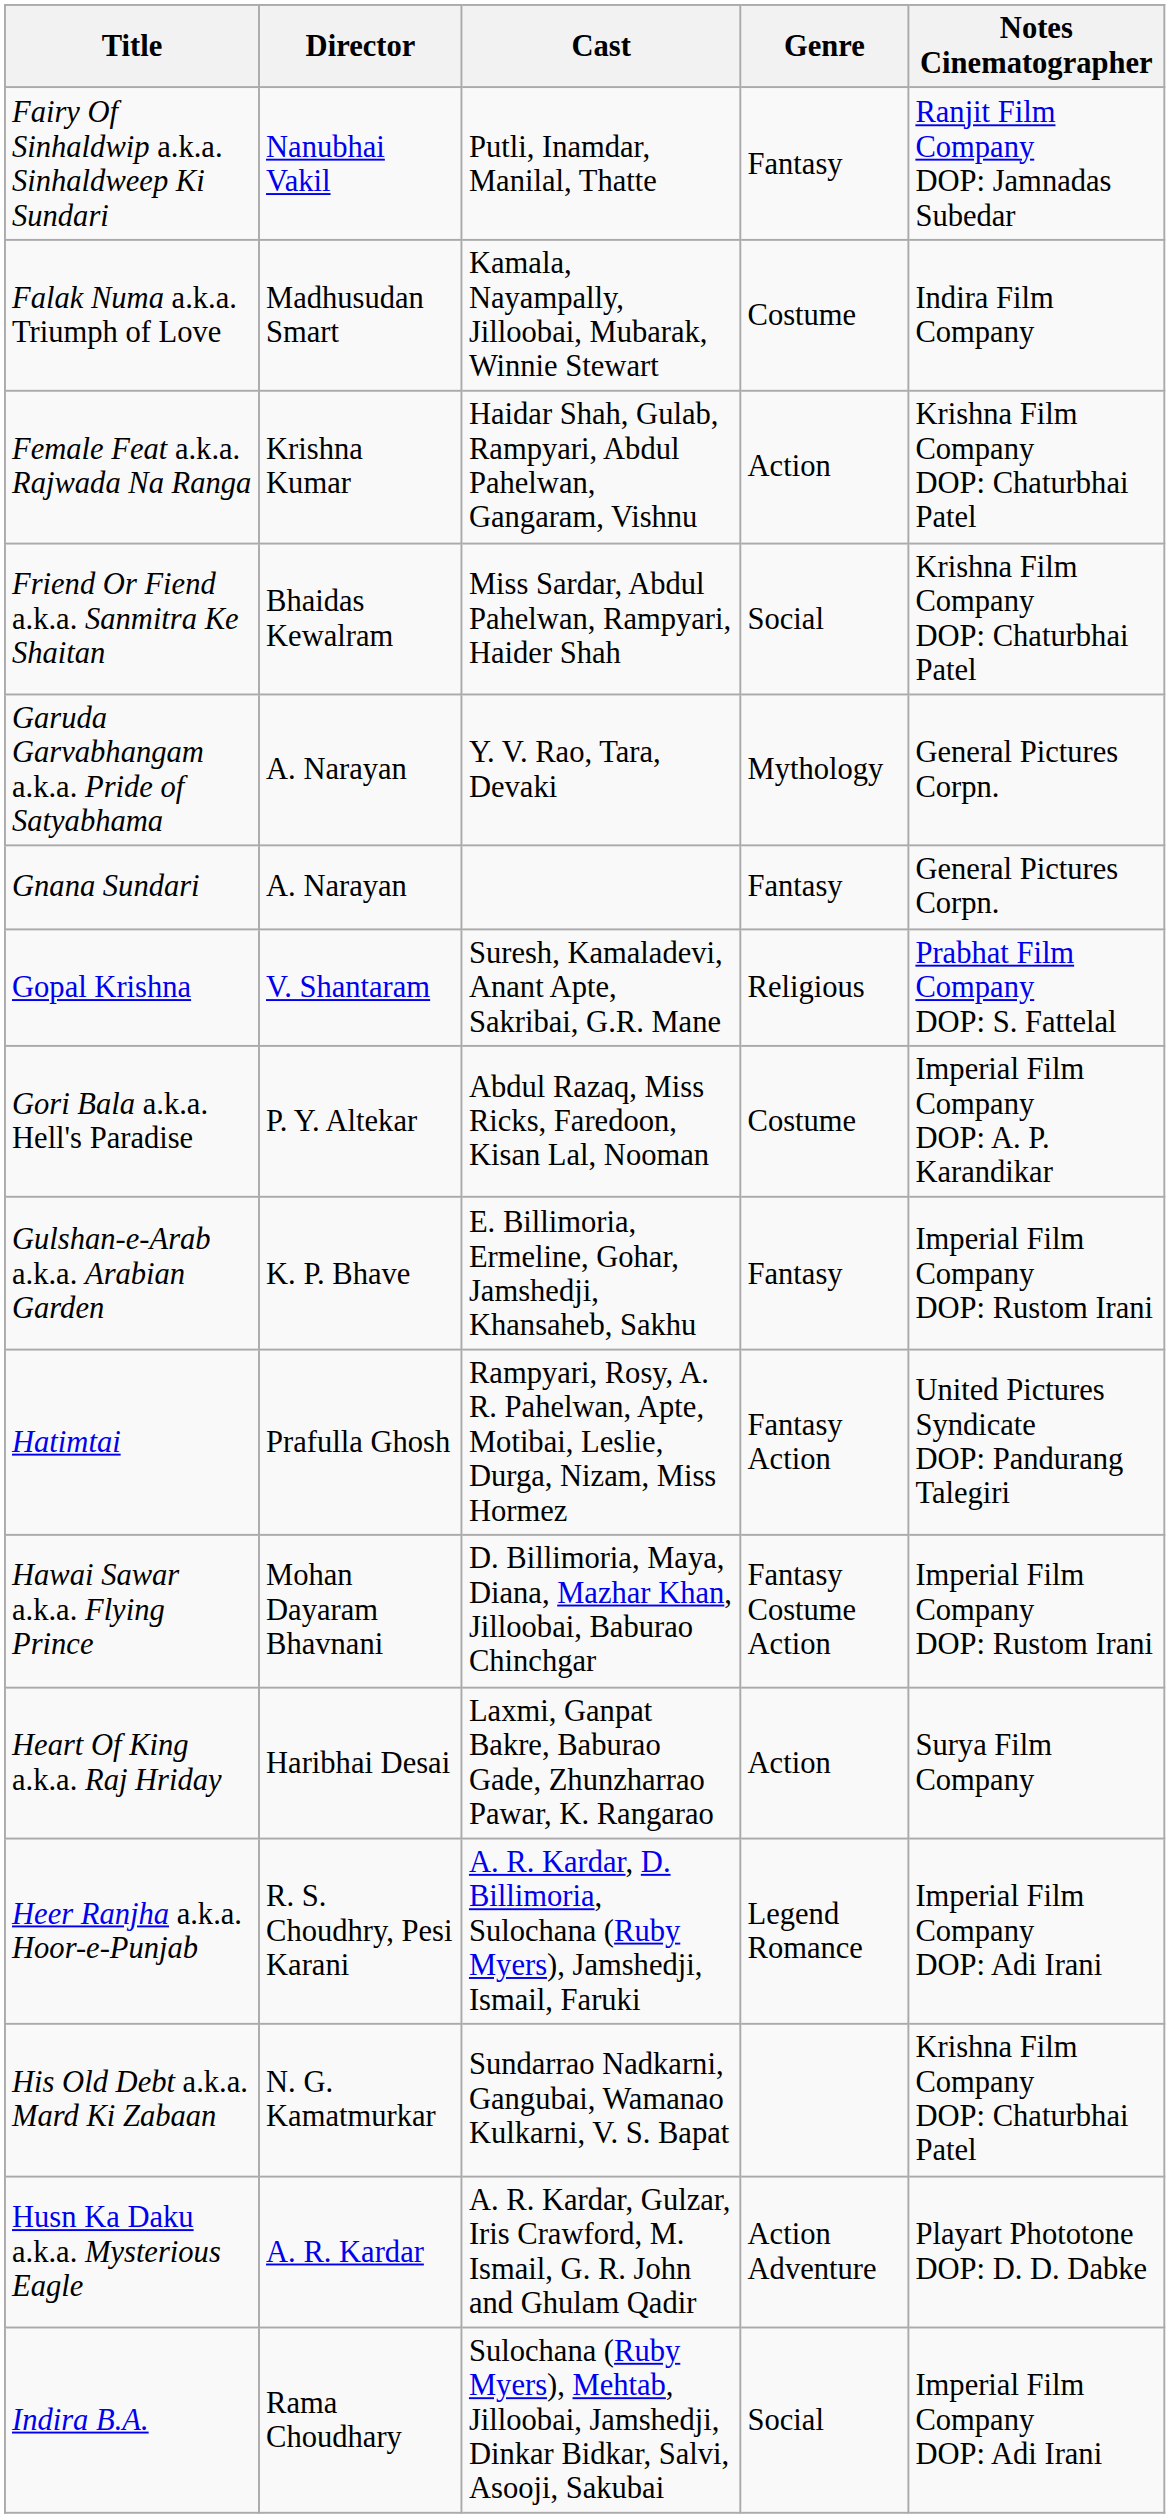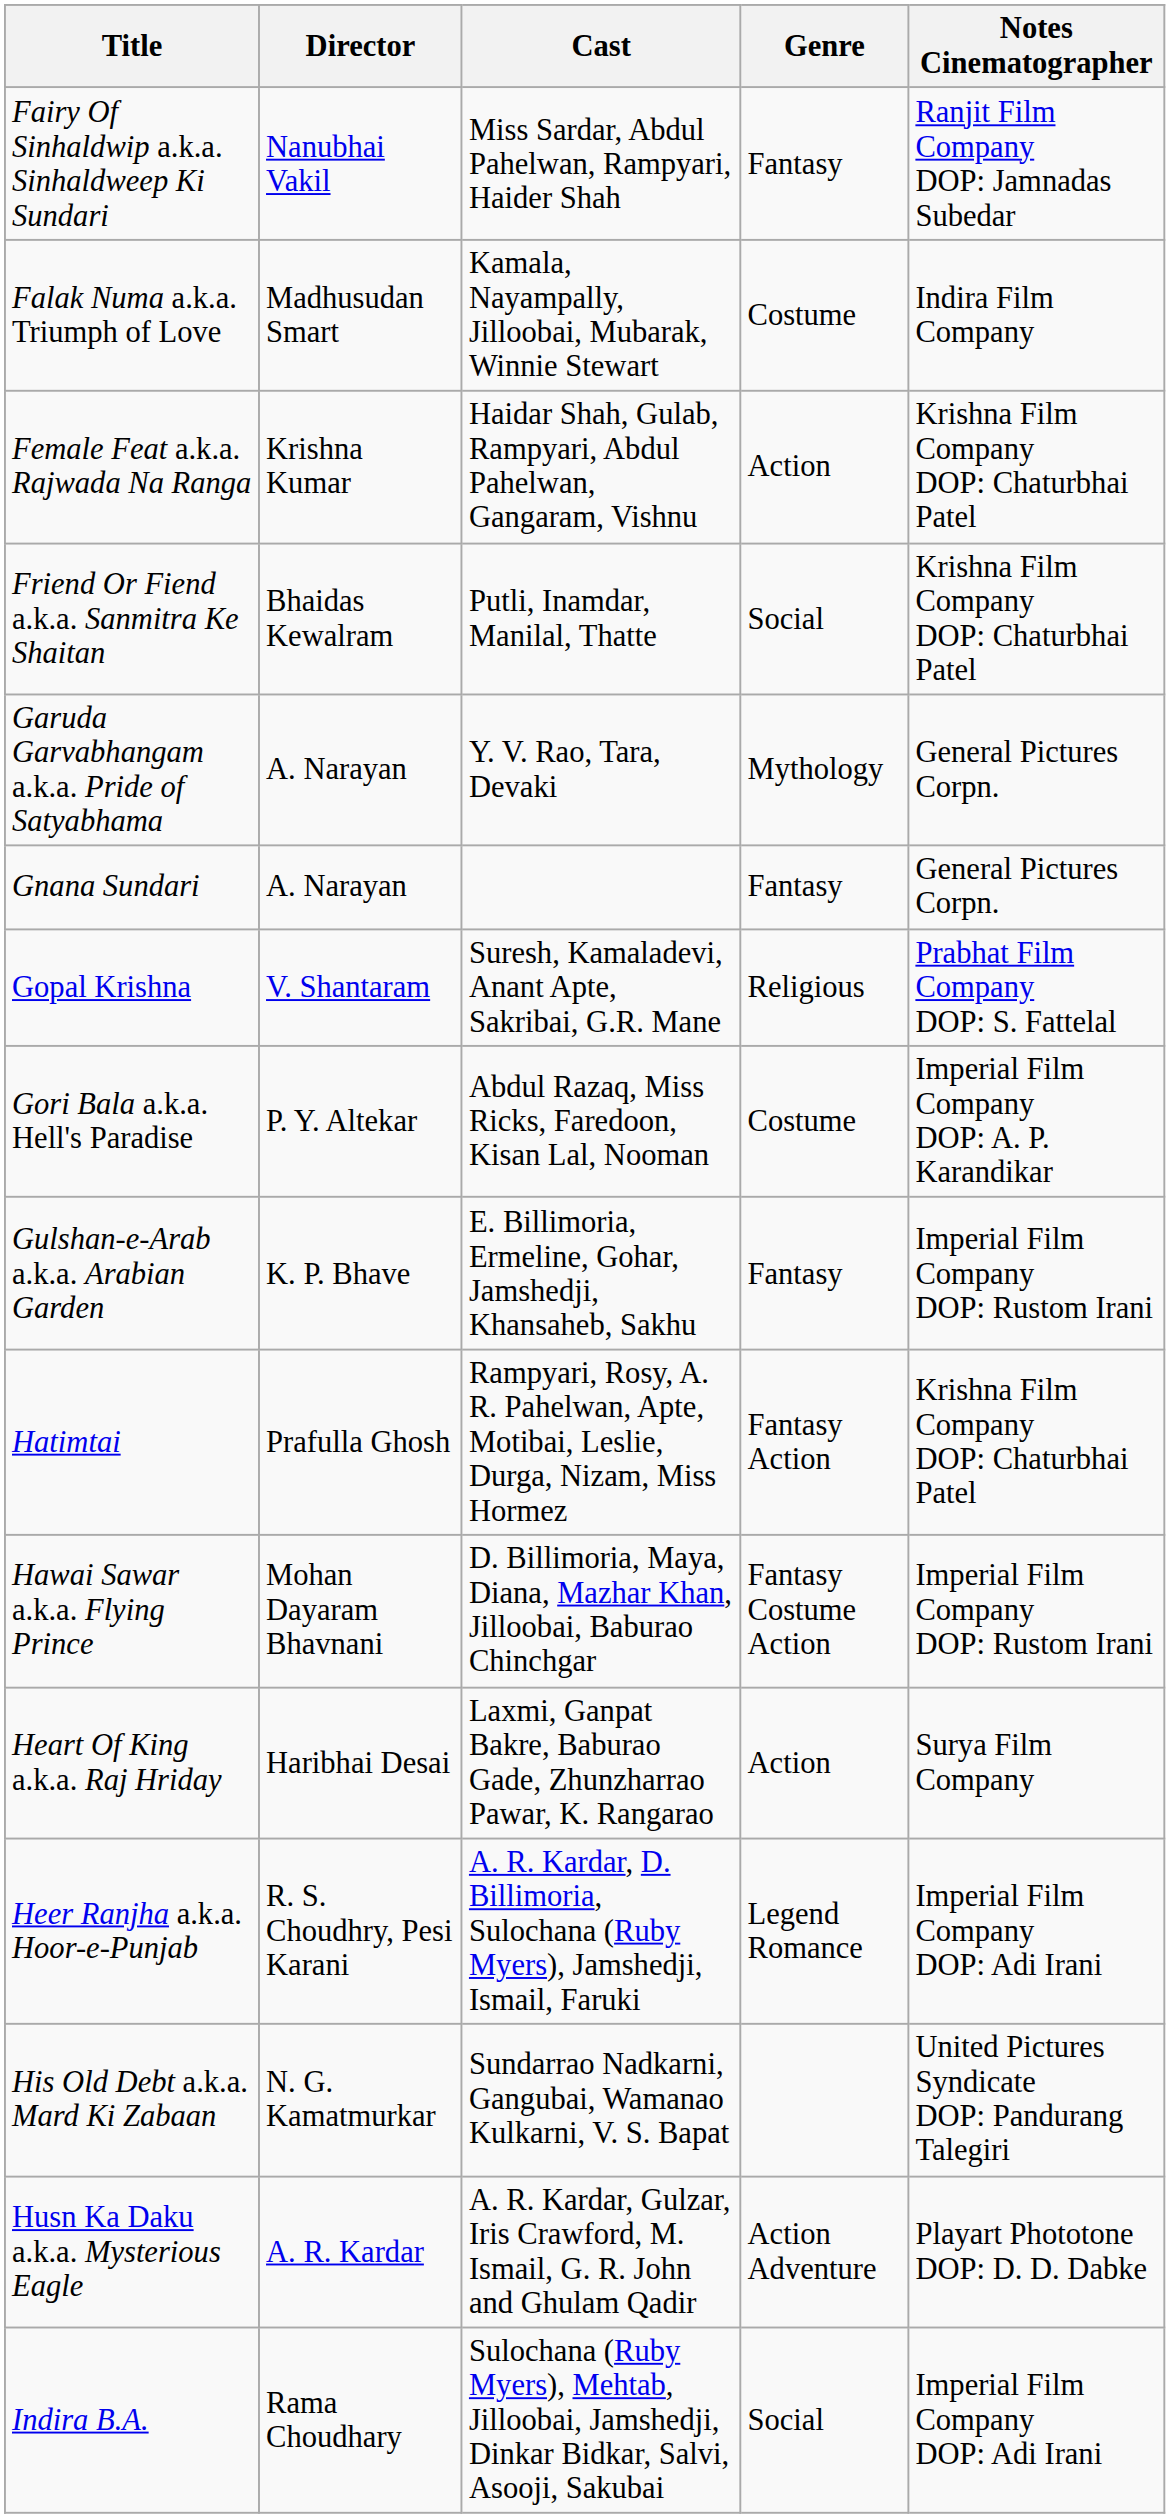(563, 163) Putli, Inamdar, Manilal, Thatte -> (600, 163) Miss Sardar, Abdul Pahelwan, Rampyari, Haider Shah
(600, 617) Miss Sardar, Abdul Pahelwan, Rampyari, Haider Shah -> (563, 617) Putli, Inamdar, Manilal, Thatte
(1019, 1441) United Pictures Syndicate DOP: Pandurang Talegiri -> (1022, 1441) Krishna Film Company DOP: Chaturbhai Patel
(1022, 2099) Krishna Film Company DOP: Chaturbhai Patel -> (1019, 2099) United Pictures Syndicate DOP: Pandurang Talegiri
